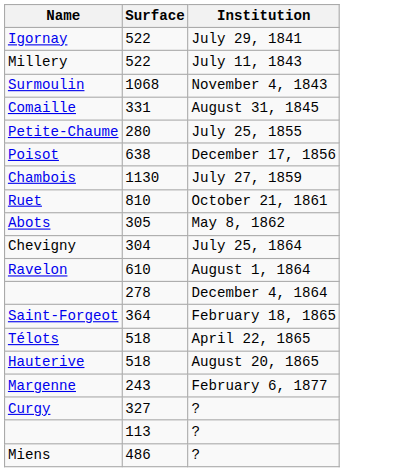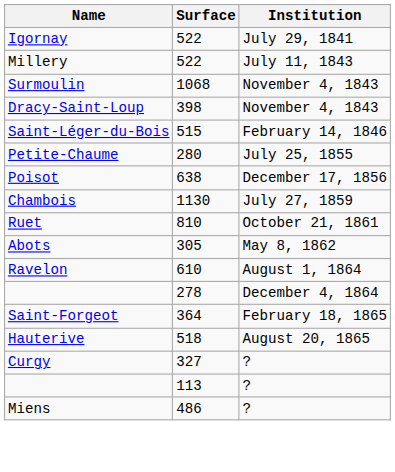+ row: (76, 108)
+ row: (89, 132)
- row: (42, 108)
- row: (42, 247)
- row: (33, 339)
- row: (42, 386)
